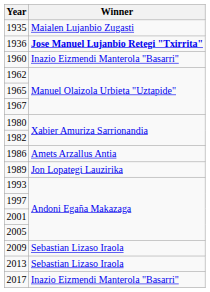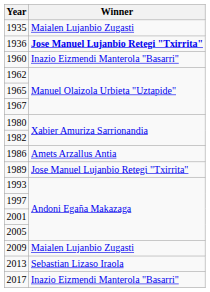(77, 169) Jon Lopategi Lauzirika -> (110, 169) Jose Manuel Lujanbio Retegi "Txirrita"
(77, 248) Sebastian Lizaso Iraola -> (83, 248) Maialen Lujanbio Zugasti
